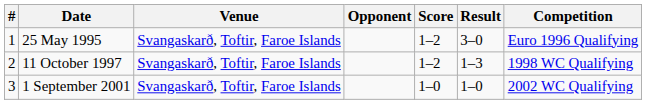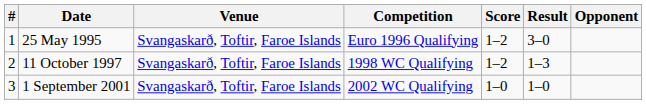columns swapped: (380, 16) <-> (573, 16)
